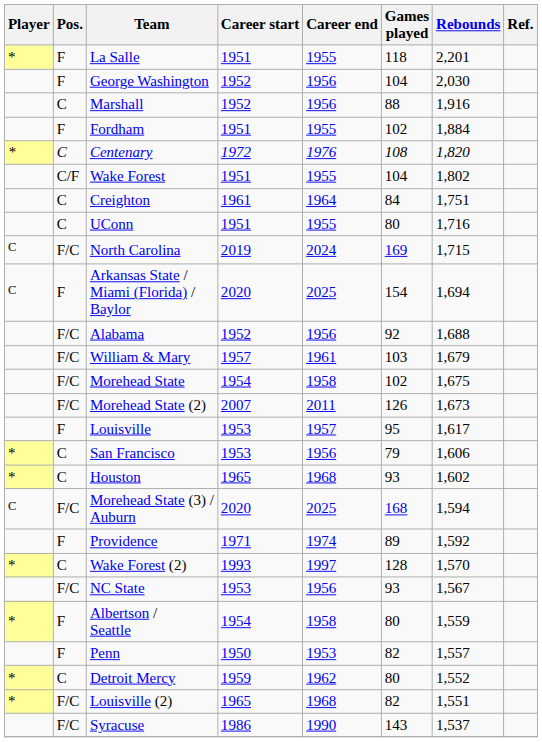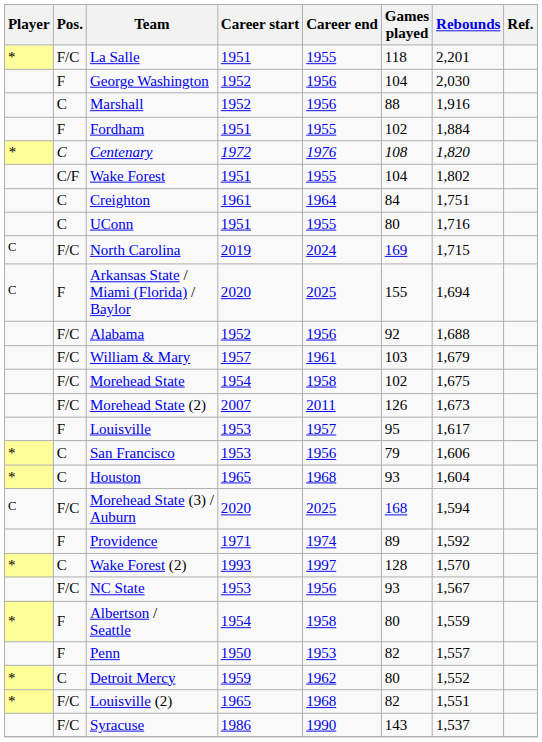(61, 57) F -> (68, 57) F/C
(396, 292) 154 -> (396, 292) 155
(453, 476) 1,602 -> (453, 476) 1,604
